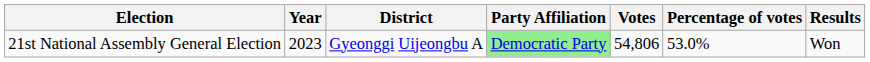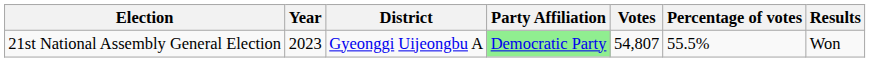(637, 43) 54,806 -> (637, 43) 54,807
(688, 43) 53.0% -> (688, 43) 55.5%
